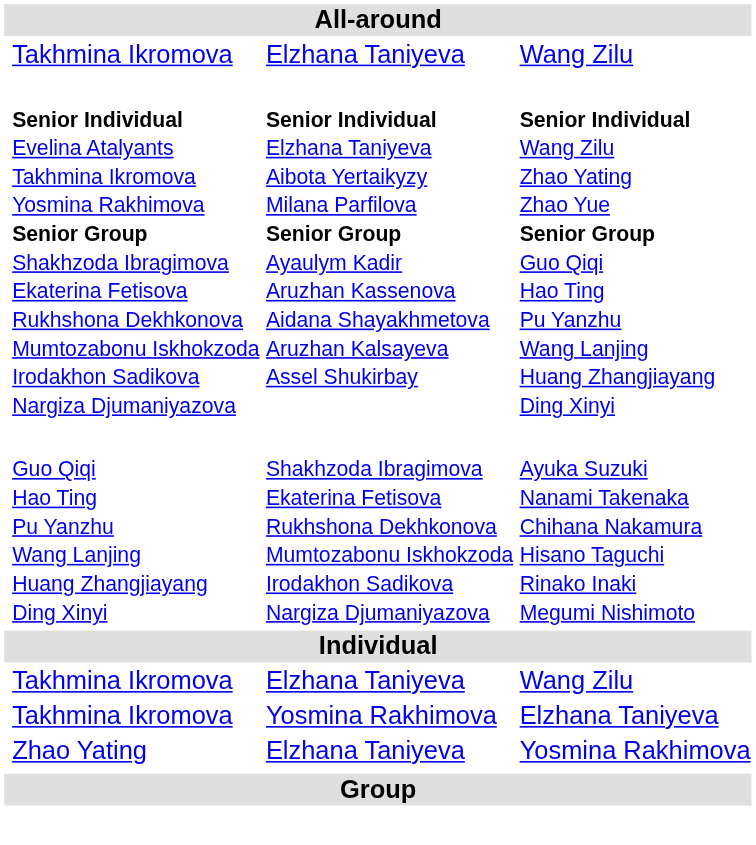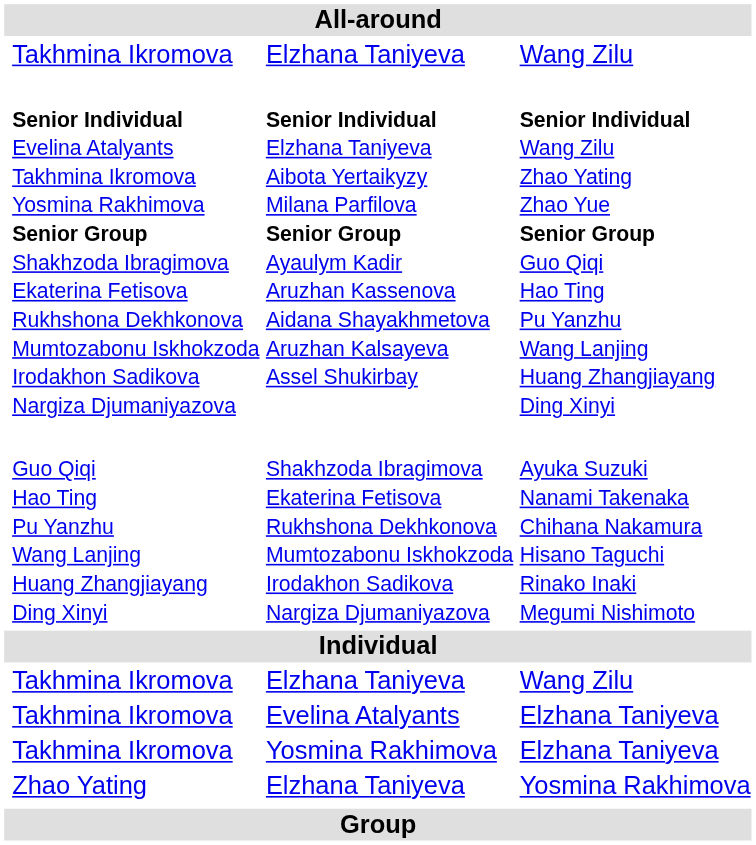+ row: (363, 716)
